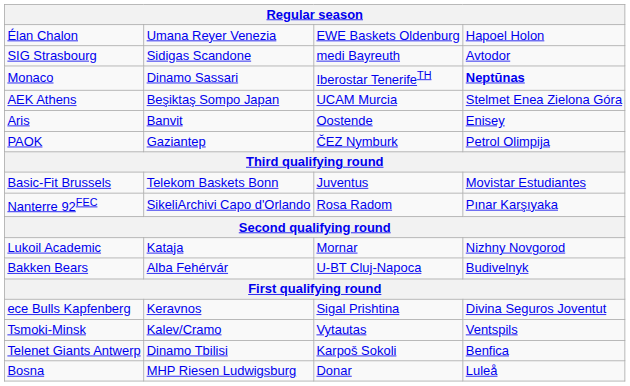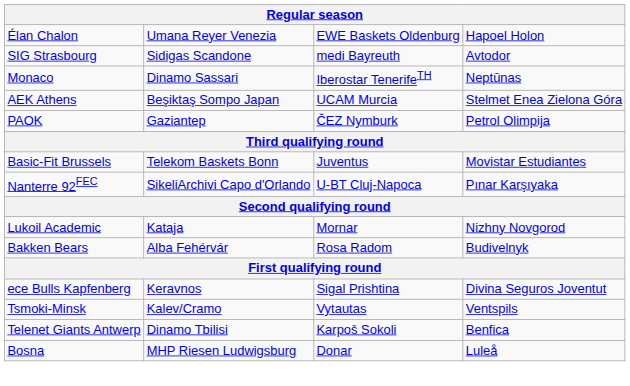(495, 78) bold -> (494, 78) normal
- row: (19, 121)
(354, 205) Rosa Radom -> (369, 184) U-BT Cluj-Napoca
(369, 268) U-BT Cluj-Napoca -> (354, 247) Rosa Radom
